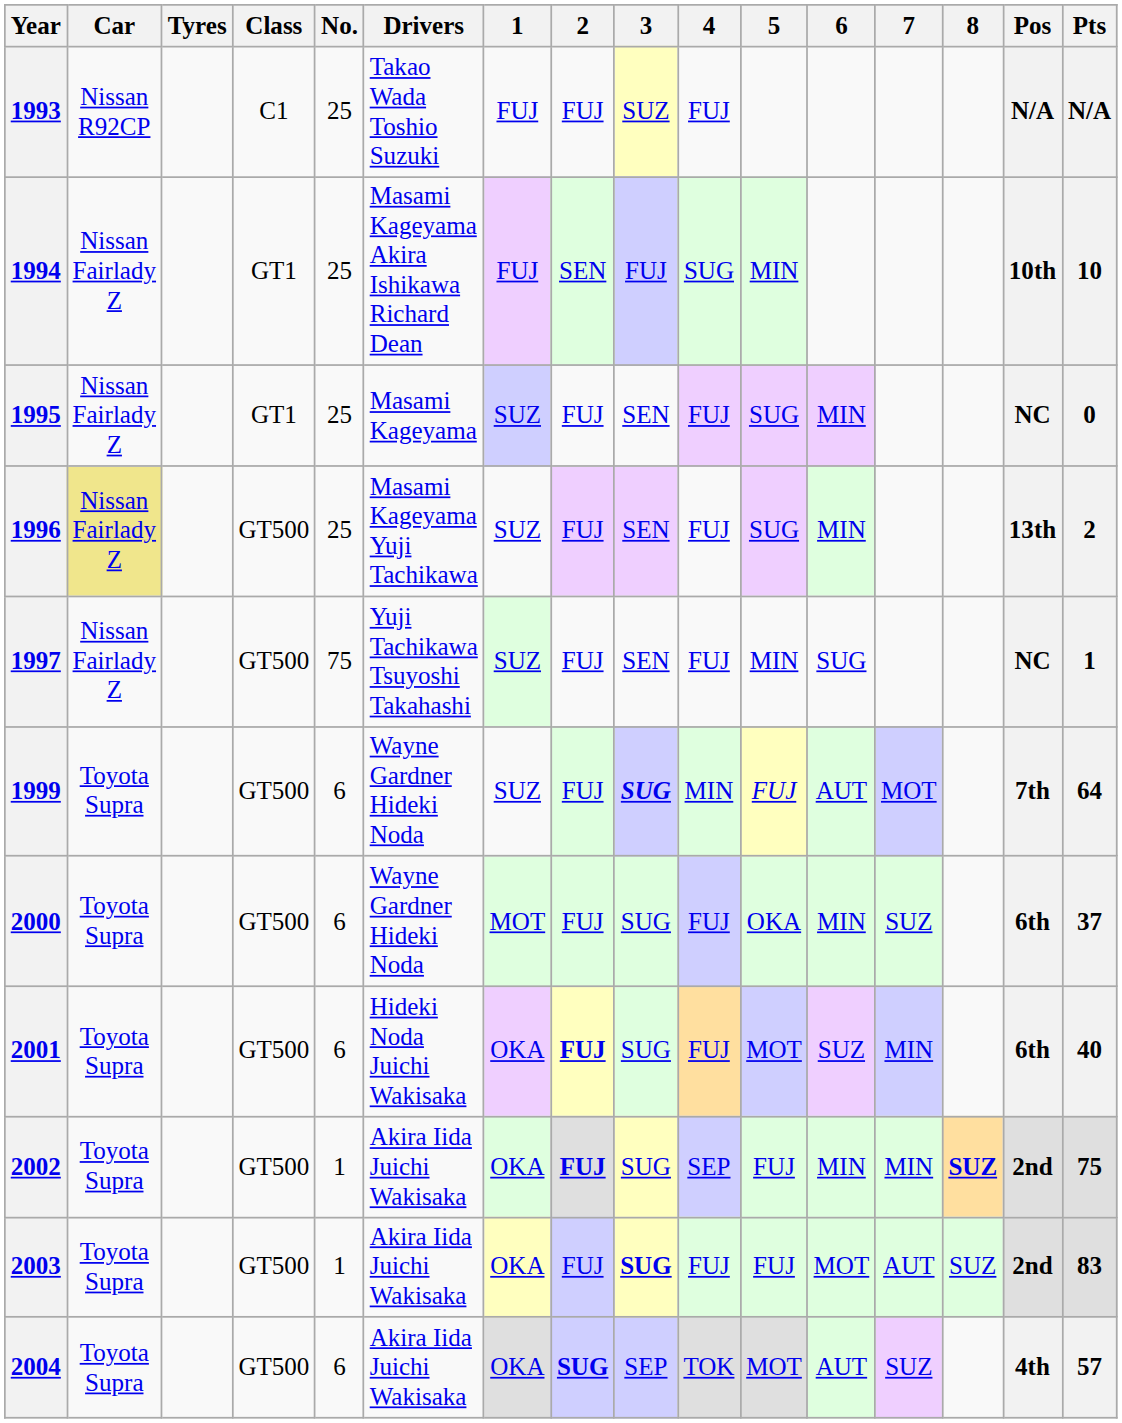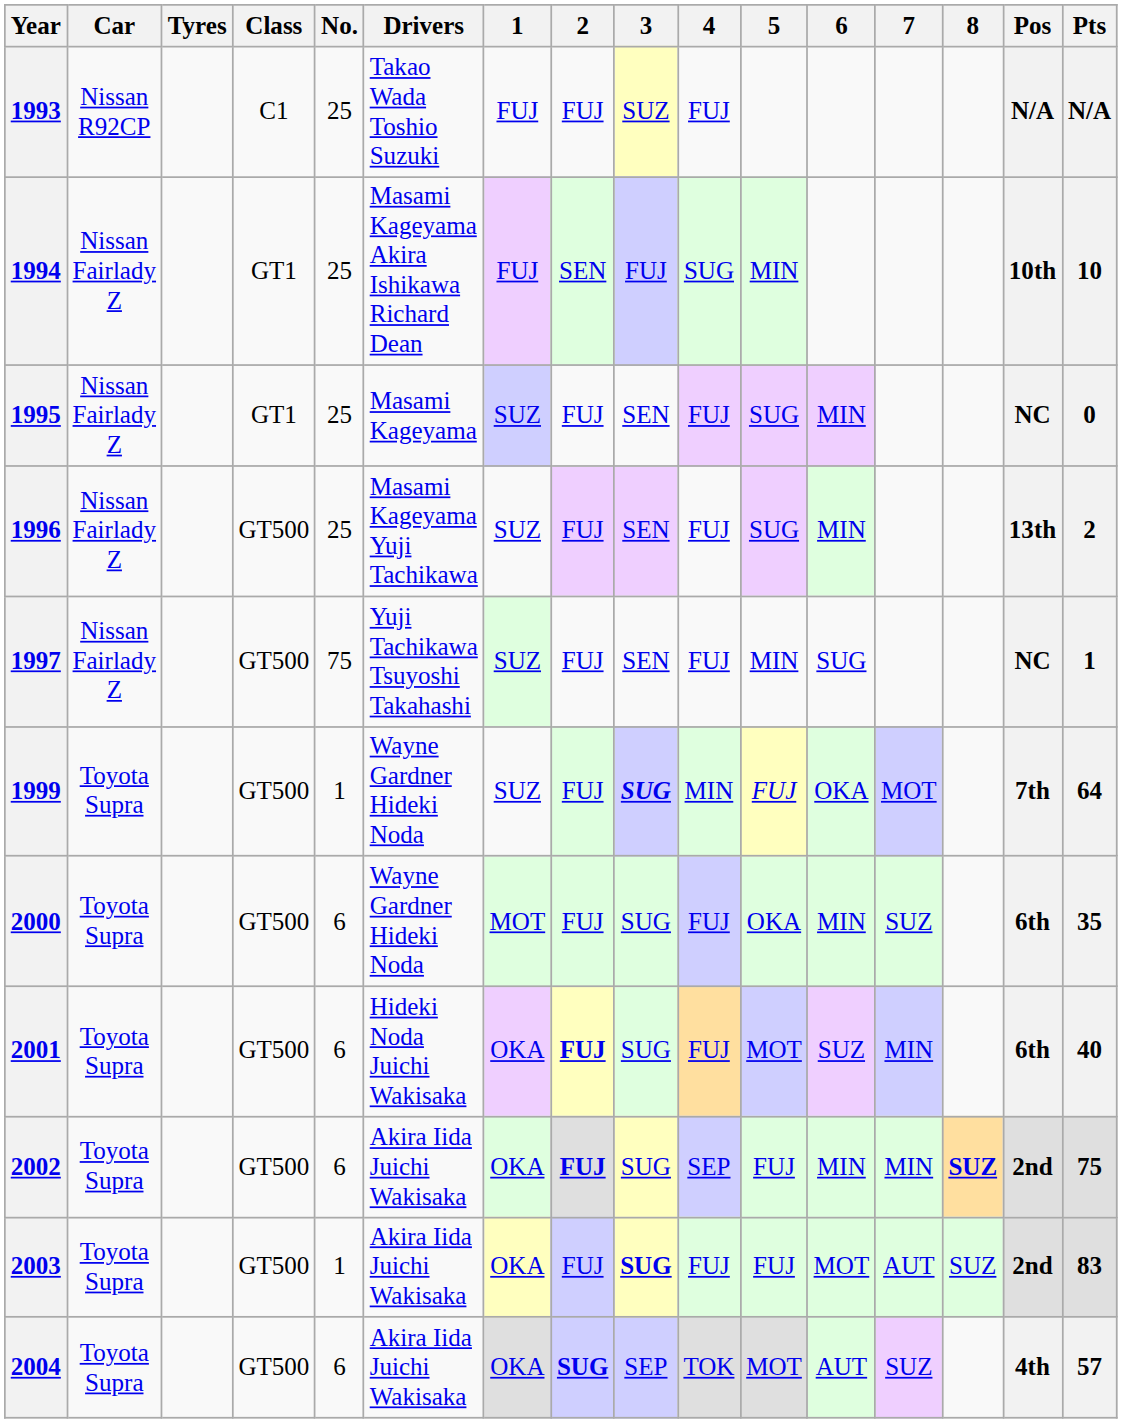(114, 531) khaki background -> (114, 531) no background
(340, 791) 6 -> (340, 791) 1
(841, 791) AUT -> (841, 791) OKA
(1089, 921) 37 -> (1089, 921) 35
(340, 1166) 1 -> (340, 1166) 6
